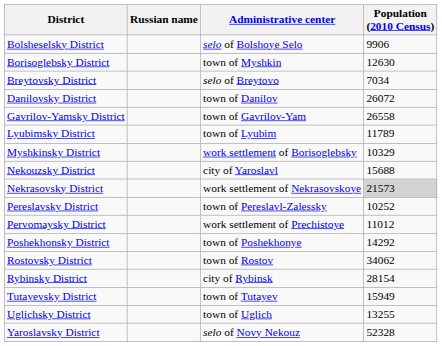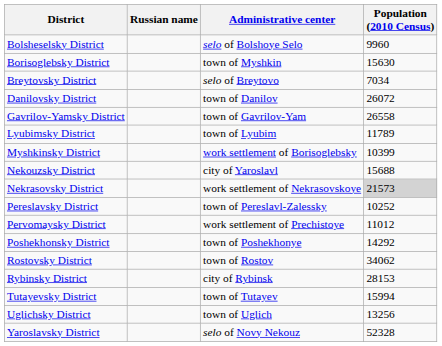(378, 44) 9906 -> (378, 44) 9960
(381, 62) 12630 -> (381, 62) 15630
(381, 152) 10329 -> (381, 152) 10399
(381, 278) 28154 -> (381, 278) 28153
(381, 296) 15949 -> (381, 296) 15994
(381, 314) 13255 -> (381, 314) 13256
